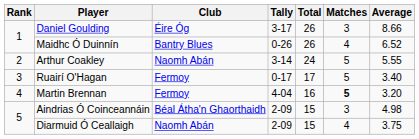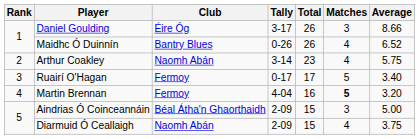(310, 61) 24 -> (310, 61) 23
(347, 61) 5 -> (347, 61) 4
(392, 61) 5.55 -> (392, 61) 5.75
(392, 110) 4.98 -> (392, 110) 5.00
